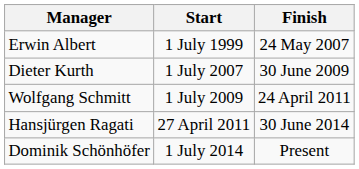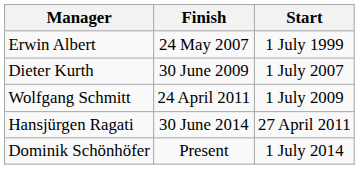columns swapped: (204, 17) <-> (304, 17)
